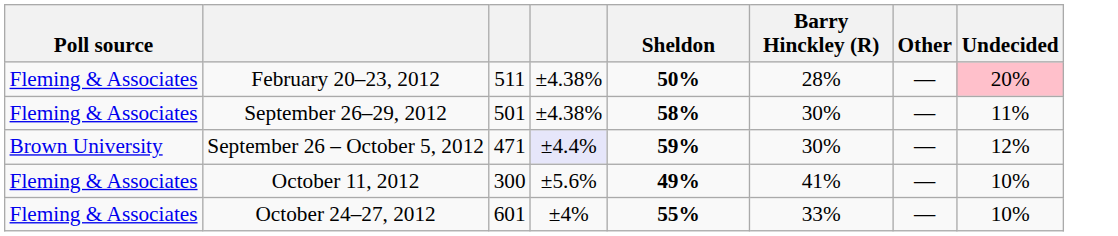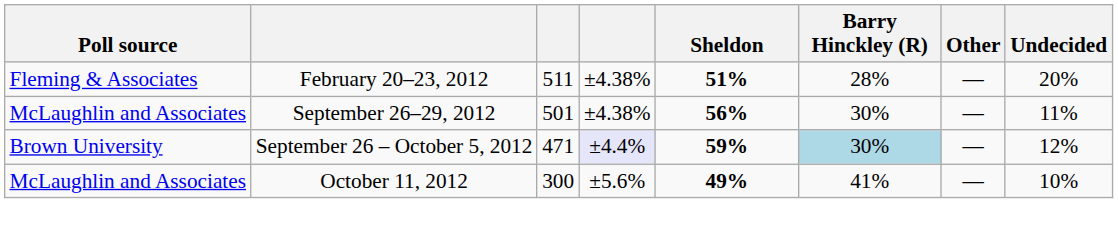(678, 79) 50% -> (727, 79) 51%
(1010, 79) pink background -> (1059, 79) no background
(104, 112) Fleming & Associates -> (128, 112) McLaughlin and Associates
(678, 112) 58% -> (727, 112) 56%
(821, 146) no background -> (870, 146) lightblue background
(104, 180) Fleming & Associates -> (128, 180) McLaughlin and Associates
- row: (346, 214)
